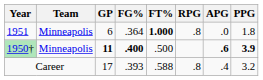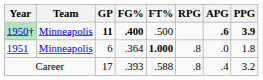rows swapped: (20, 49) <-> (18, 31)
